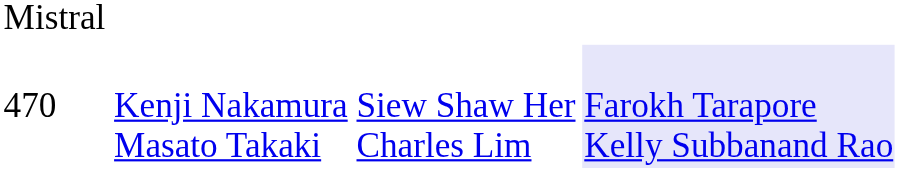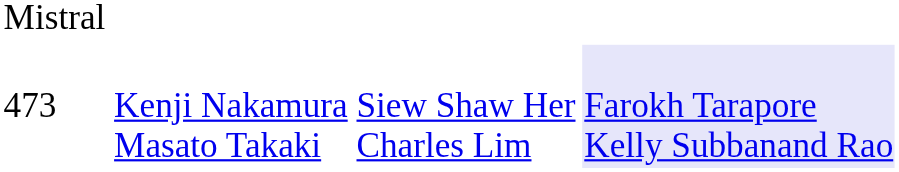(30, 105) 470 -> (30, 105) 473
